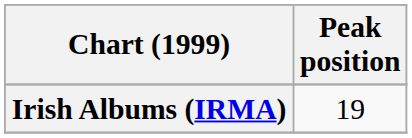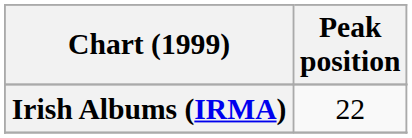(350, 108) 19 -> (350, 108) 22
